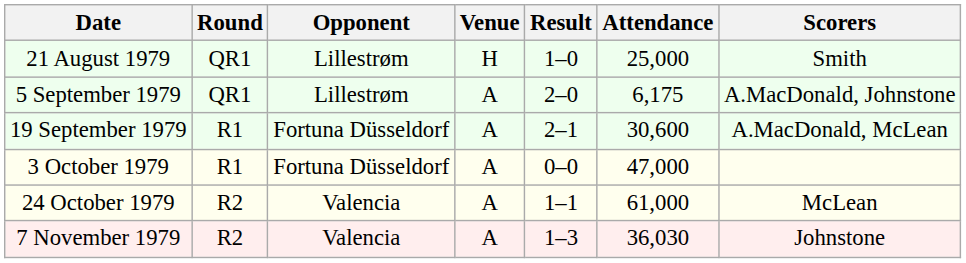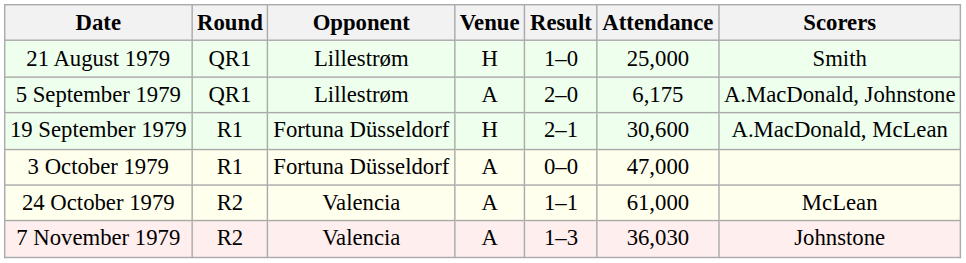(490, 130) A -> (490, 130) H
